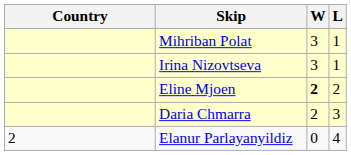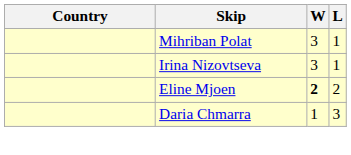(314, 114) 2 -> (314, 114) 1
- row: (226, 138)
